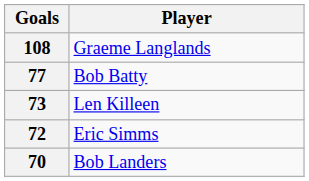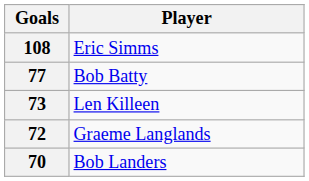(142, 47) Graeme Langlands -> (116, 47) Eric Simms
(116, 133) Eric Simms -> (142, 133) Graeme Langlands
